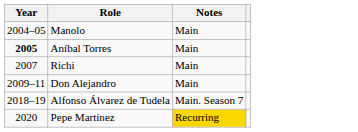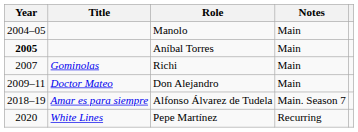+ column: (99, 13)
(197, 118) gold background -> (300, 118) no background
